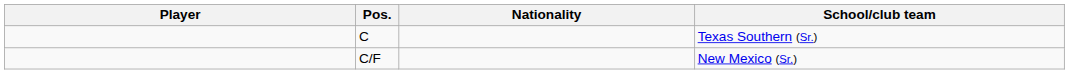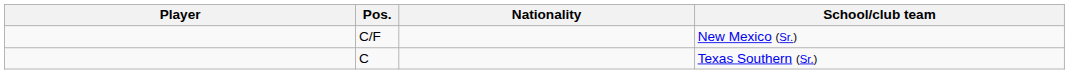rows swapped: (364, 36) <-> (370, 58)
